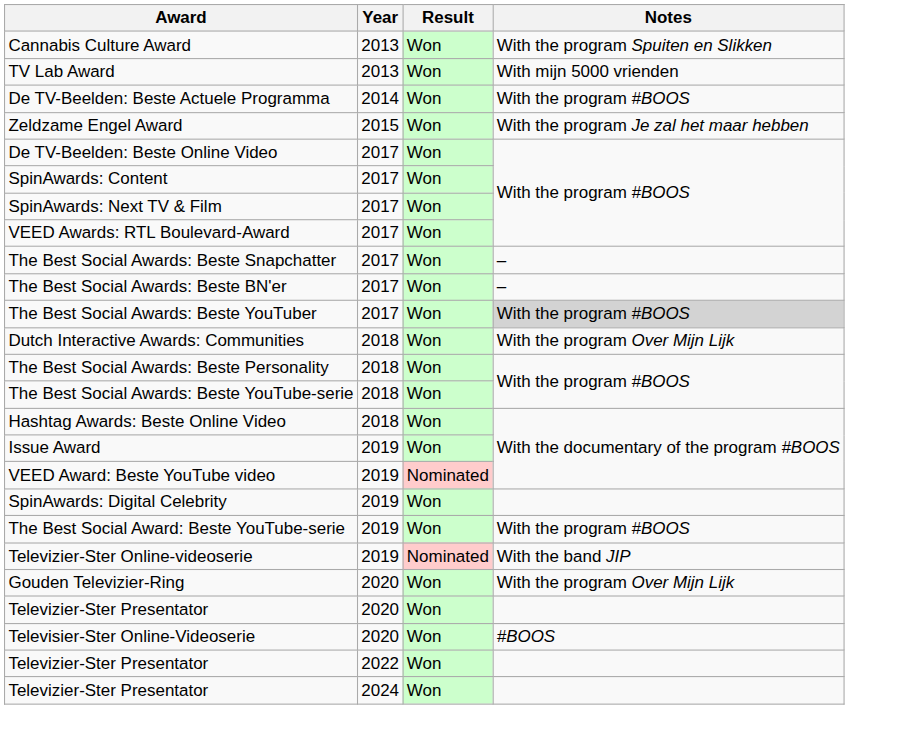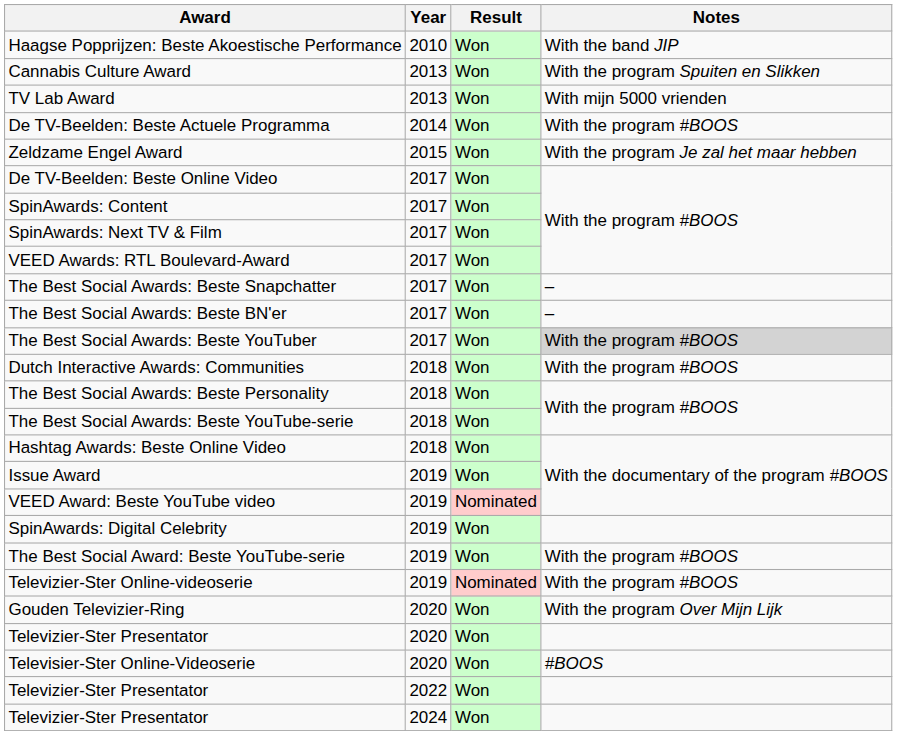+ row: (205, 44)
(615, 340) With the program Over Mijn Lijk -> (641, 367) With the program #BOOS
(564, 555) With the band JIP -> (641, 582) With the program #BOOS
